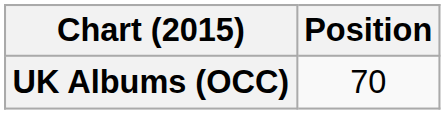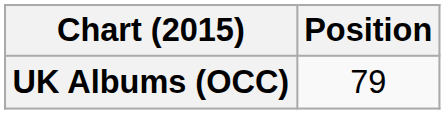(368, 81) 70 -> (368, 81) 79
